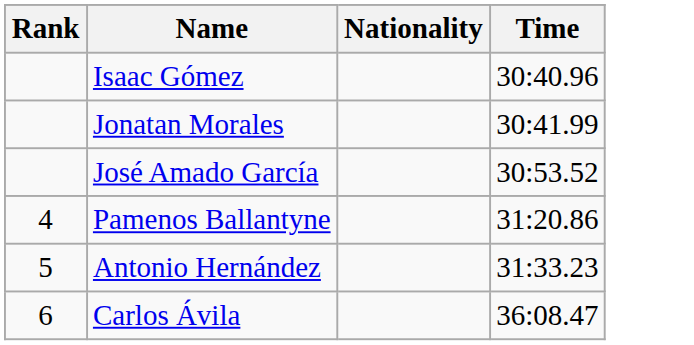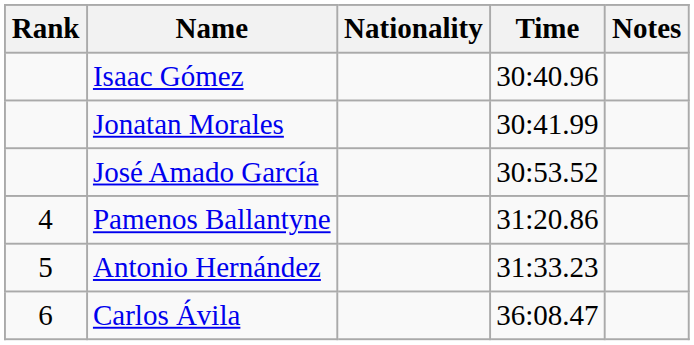+ column: (647, 28)
